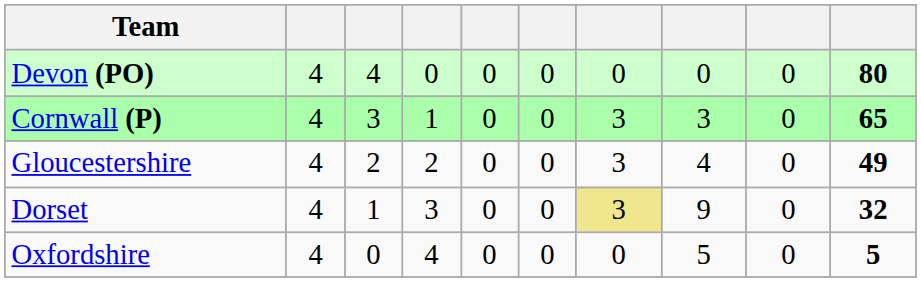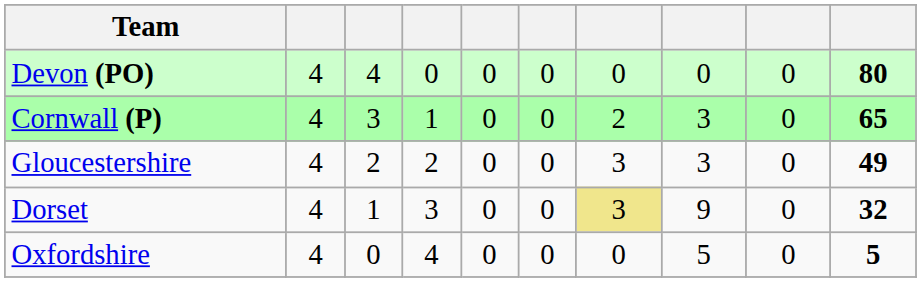(619, 118) 3 -> (619, 118) 2
(704, 163) 4 -> (704, 163) 3
